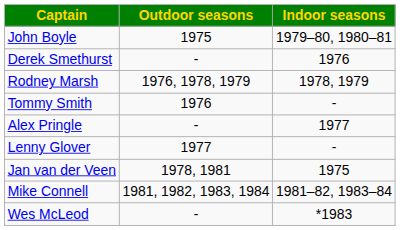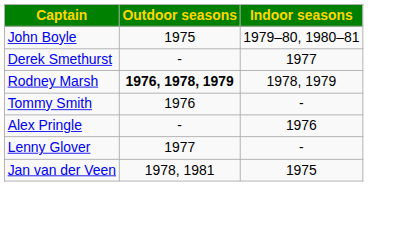(334, 59) 1976 -> (301, 59) 1977
(196, 81) normal -> (180, 81) bold
(334, 125) 1977 -> (301, 125) 1976
- row: (48, 192)
- row: (48, 214)
